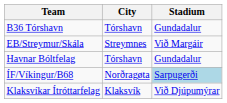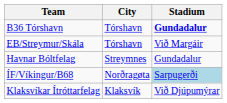(178, 28) normal -> (180, 28) bold
(125, 43) Streymnes -> (123, 43) Tórshavn
(123, 59) Tórshavn -> (125, 59) Streymnes
